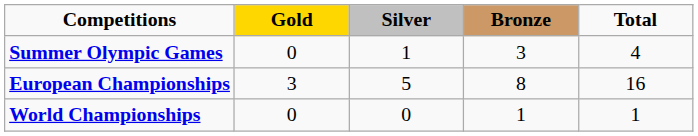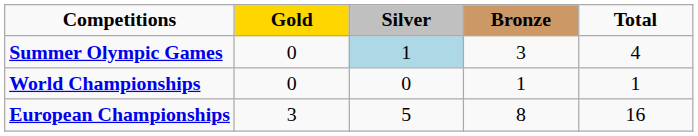(406, 51) no background -> (406, 51) lightblue background
rows swapped: (105, 114) <-> (120, 83)
